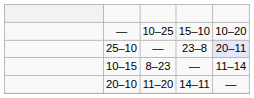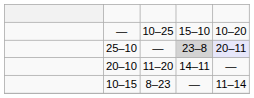(194, 49) no background -> (194, 49) lightgrey background
rows swapped: (121, 67) <-> (121, 85)
